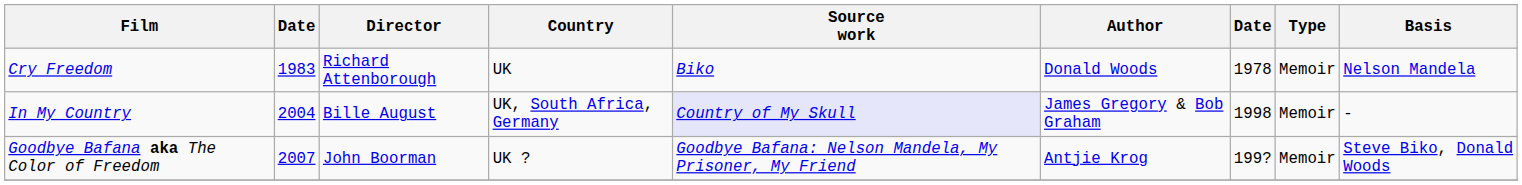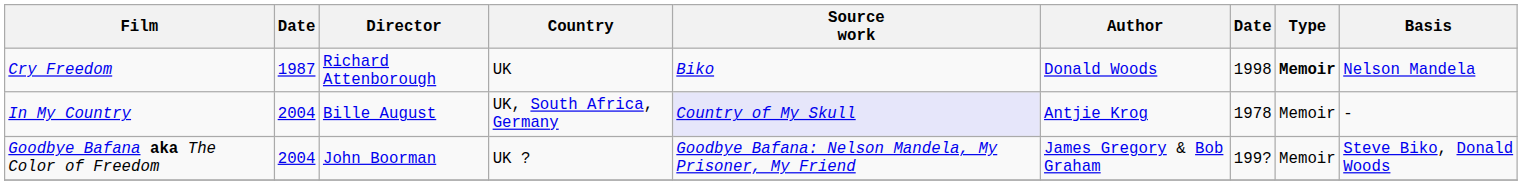(297, 70) 1983 -> (297, 70) 1987
(1253, 70) 1978 -> (1253, 70) 1998
(1307, 70) normal -> (1307, 70) bold
(1134, 114) James Gregory & Bob Graham -> (1096, 114) Antjie Krog
(1253, 114) 1998 -> (1253, 114) 1978
(297, 158) 2007 -> (297, 158) 2004
(1096, 158) Antjie Krog -> (1134, 158) James Gregory & Bob Graham
